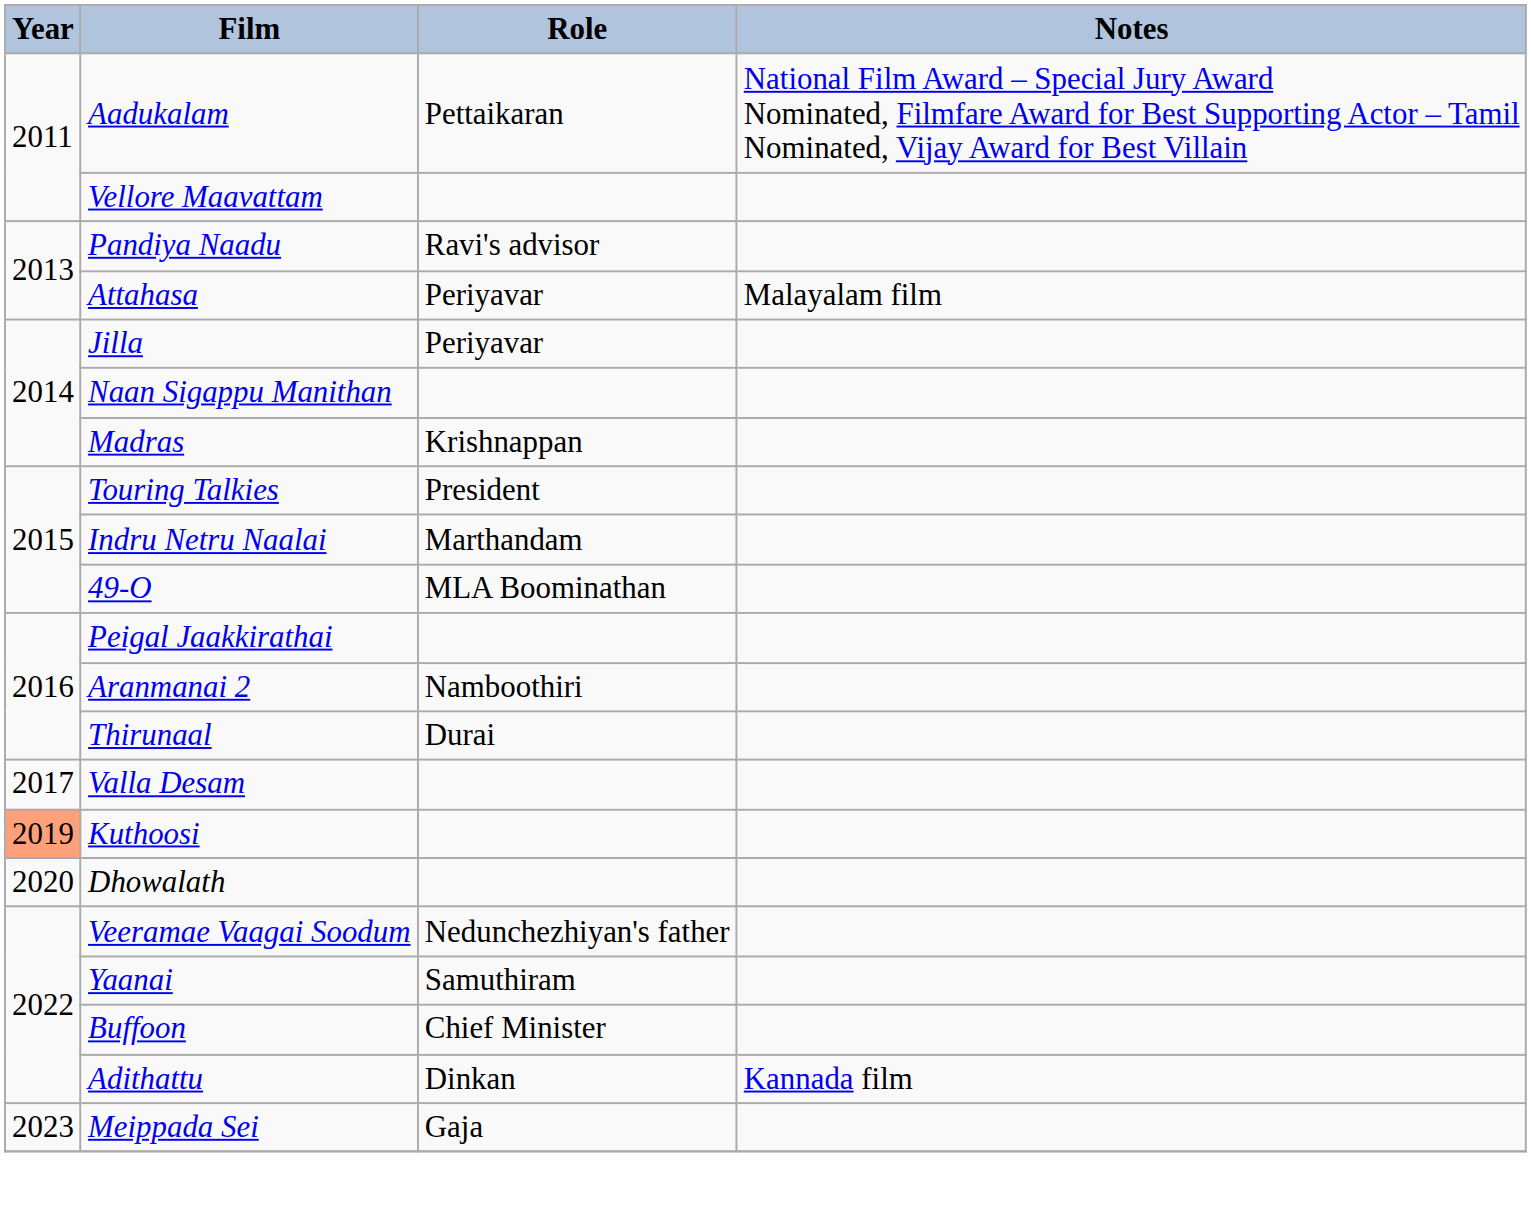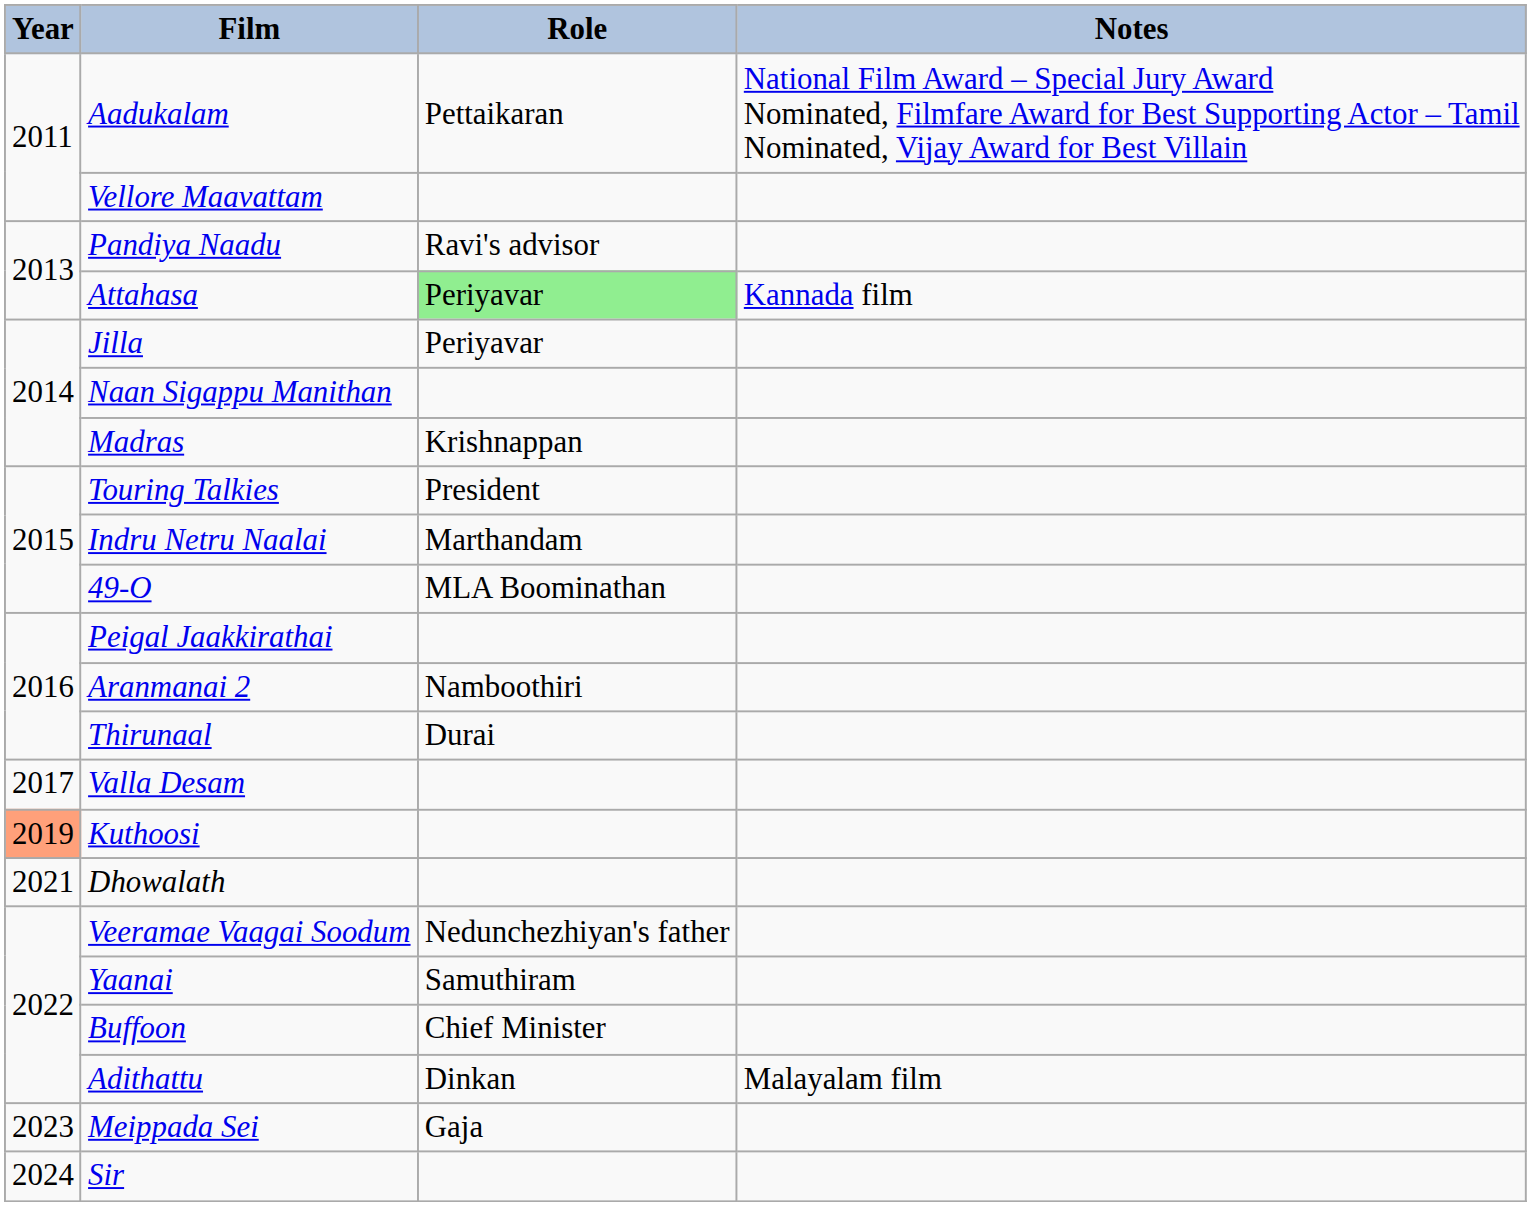(484, 294) no background -> (484, 294) lightgreen background
(843, 294) Malayalam film -> (828, 294) Kannada film
(43, 882) 2020 -> (43, 882) 2021
(828, 1077) Kannada film -> (843, 1077) Malayalam film
+ row: (106, 1175)
